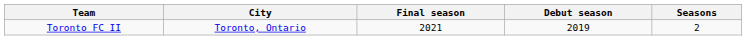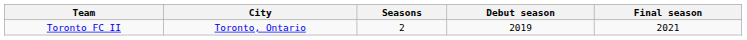columns swapped: (697, 12) <-> (431, 12)
